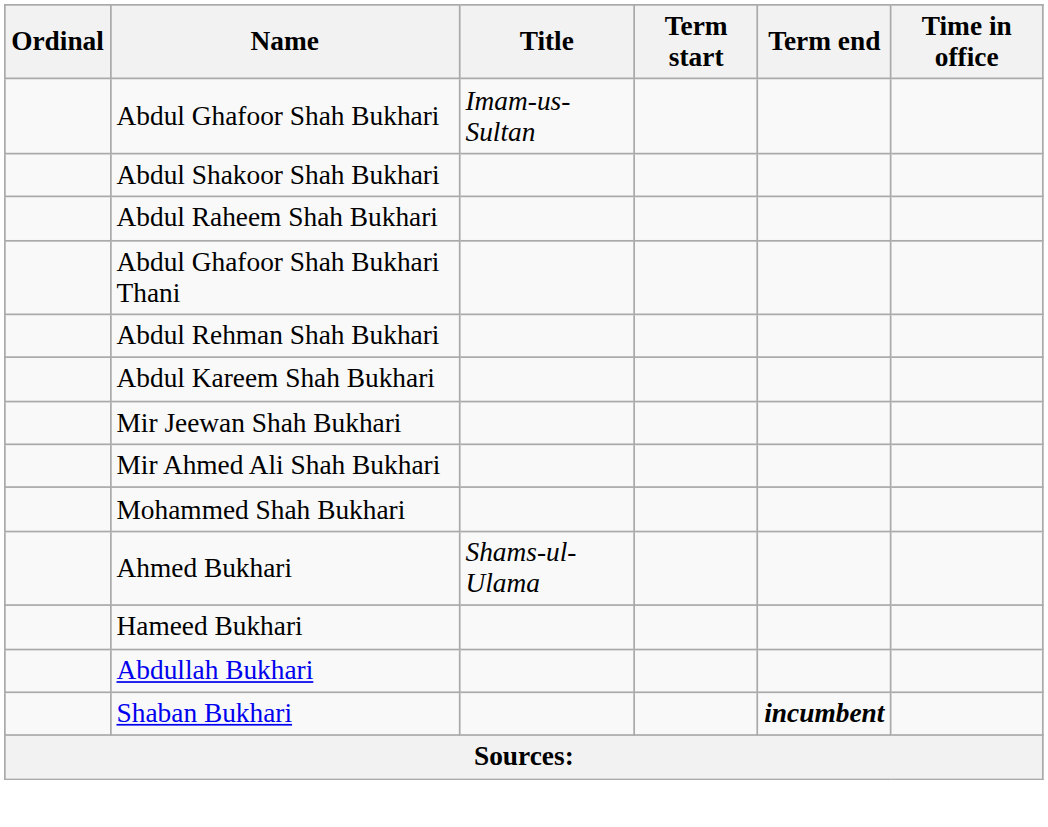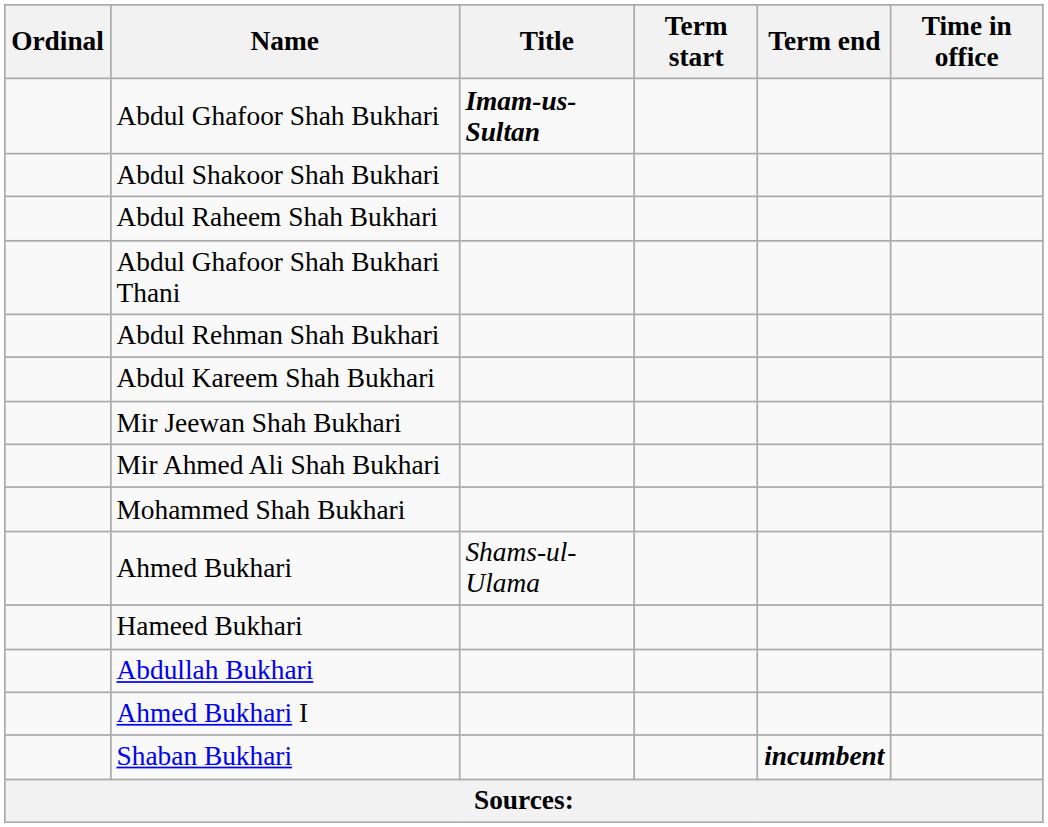(518, 115) normal -> (521, 115) bold
+ row: (212, 713)
